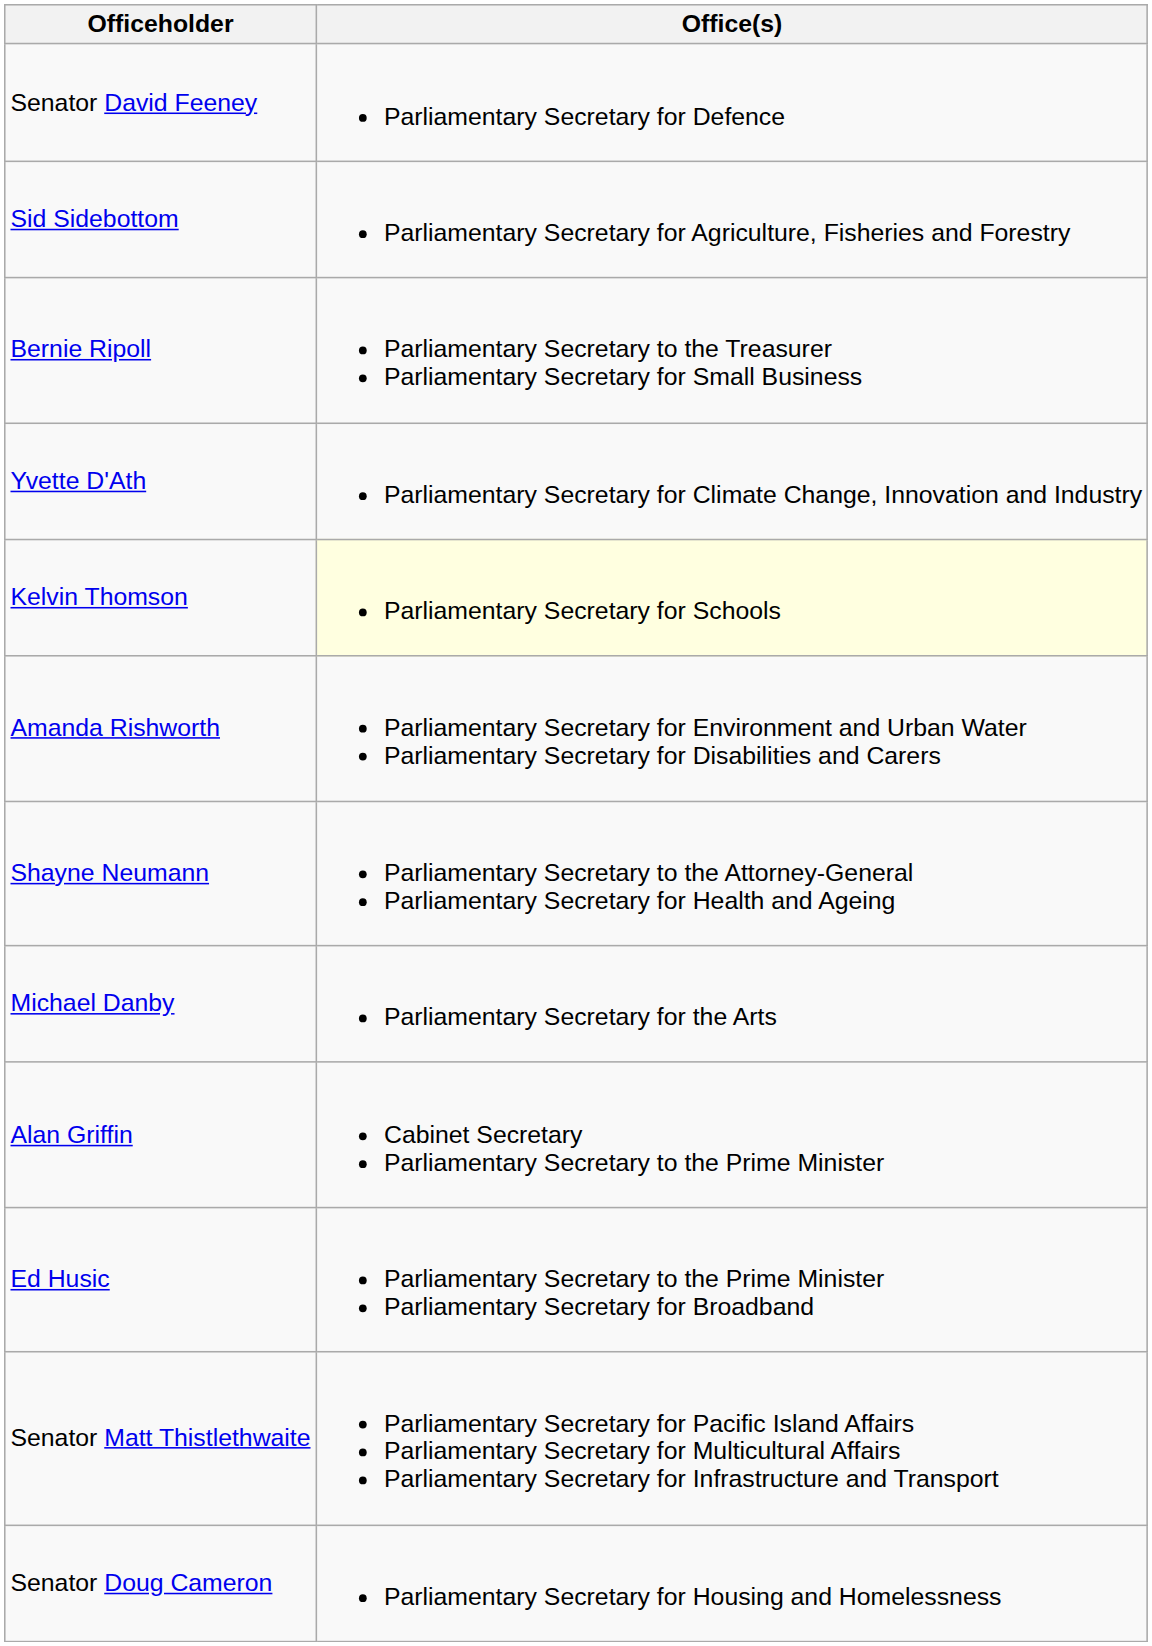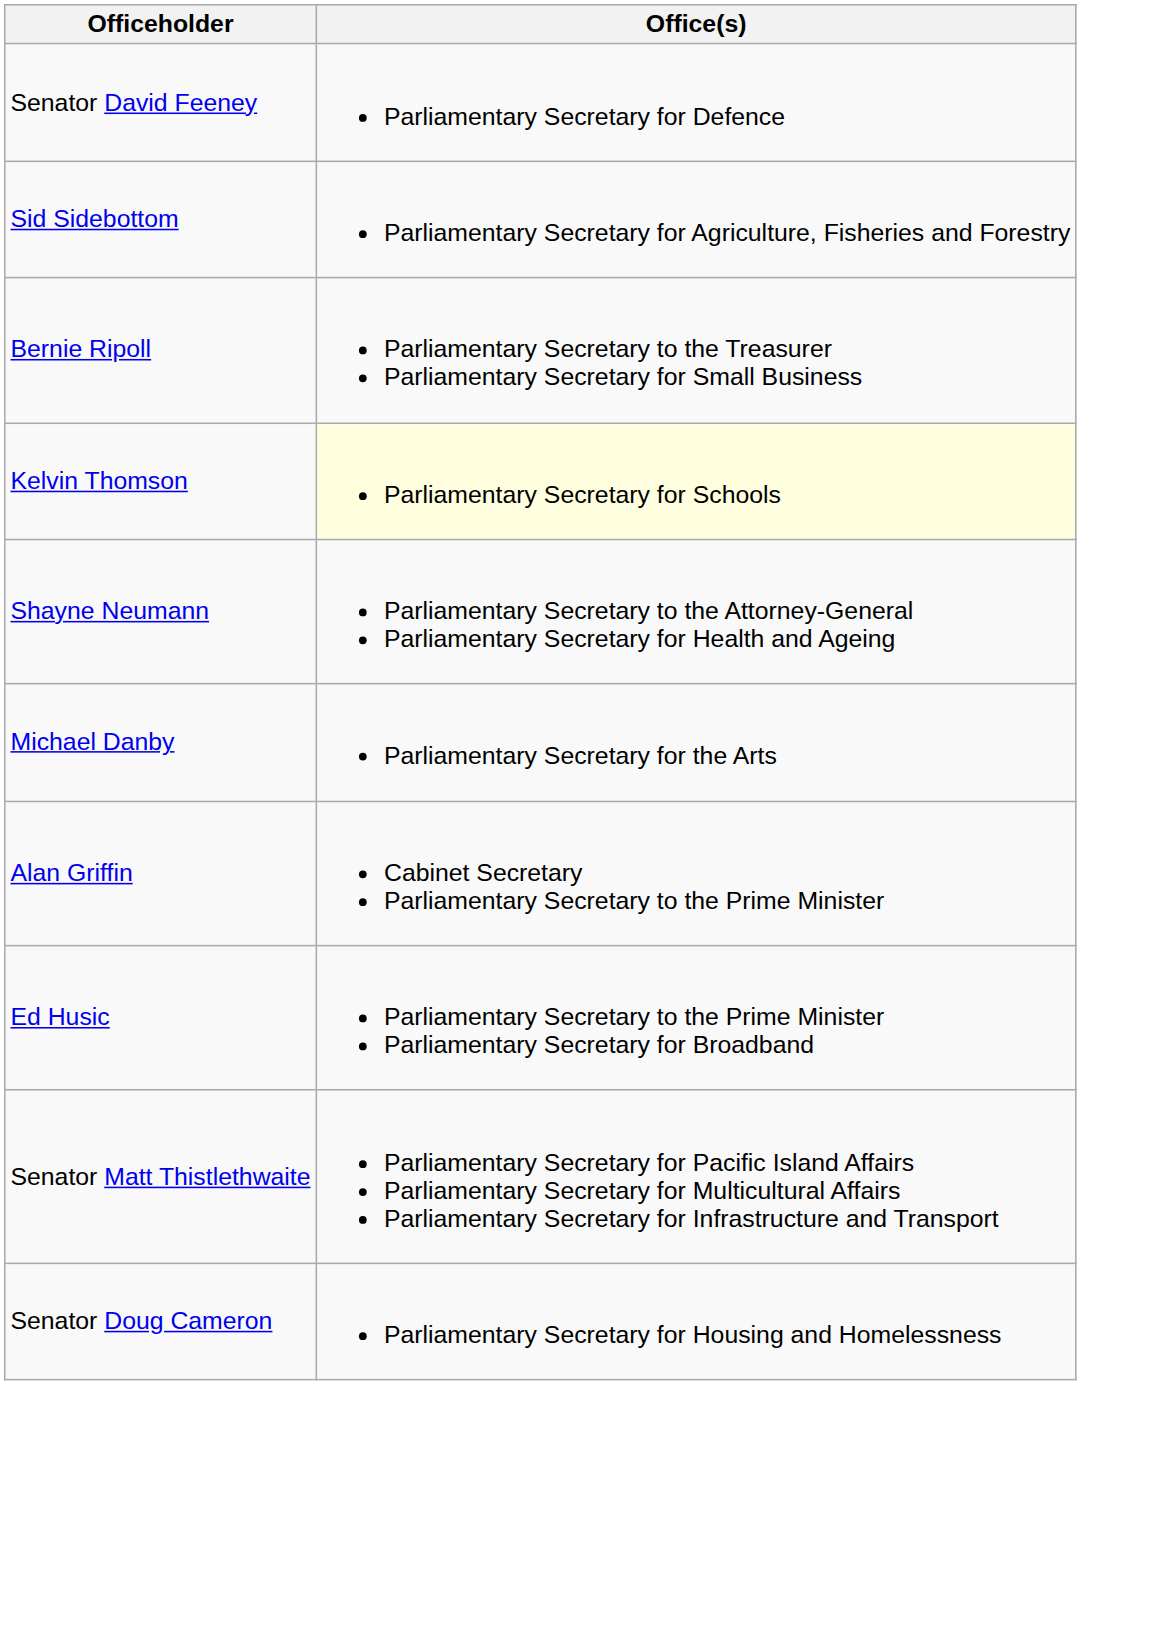- row: (78, 480)
- row: (115, 728)
